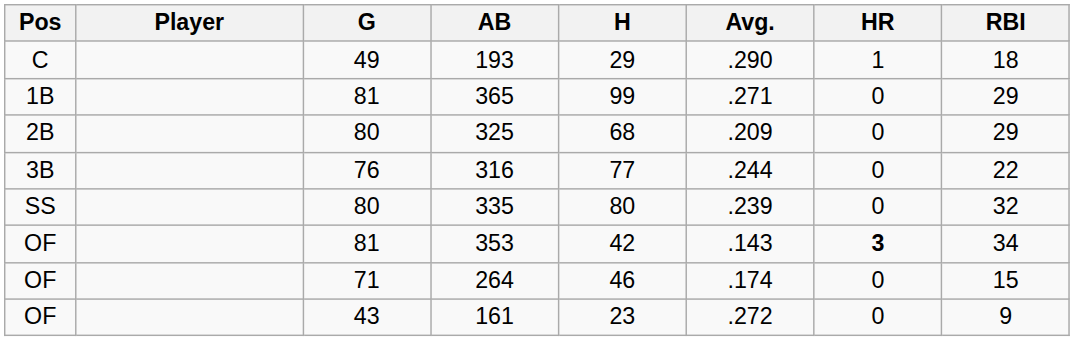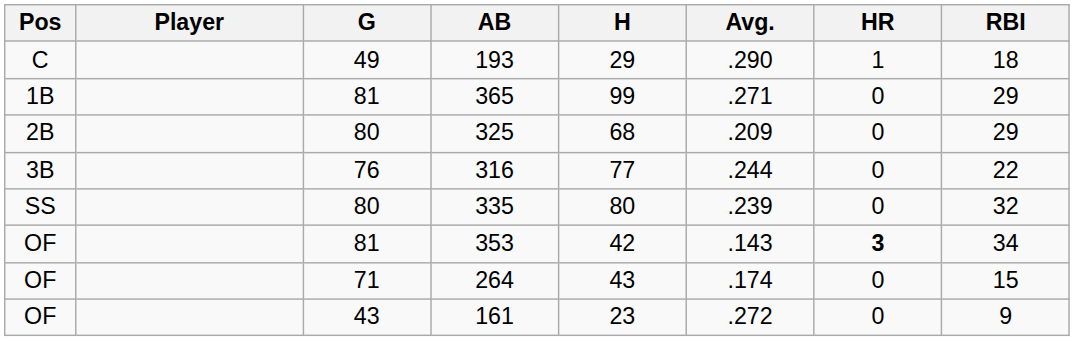(622, 280) 46 -> (622, 280) 43
